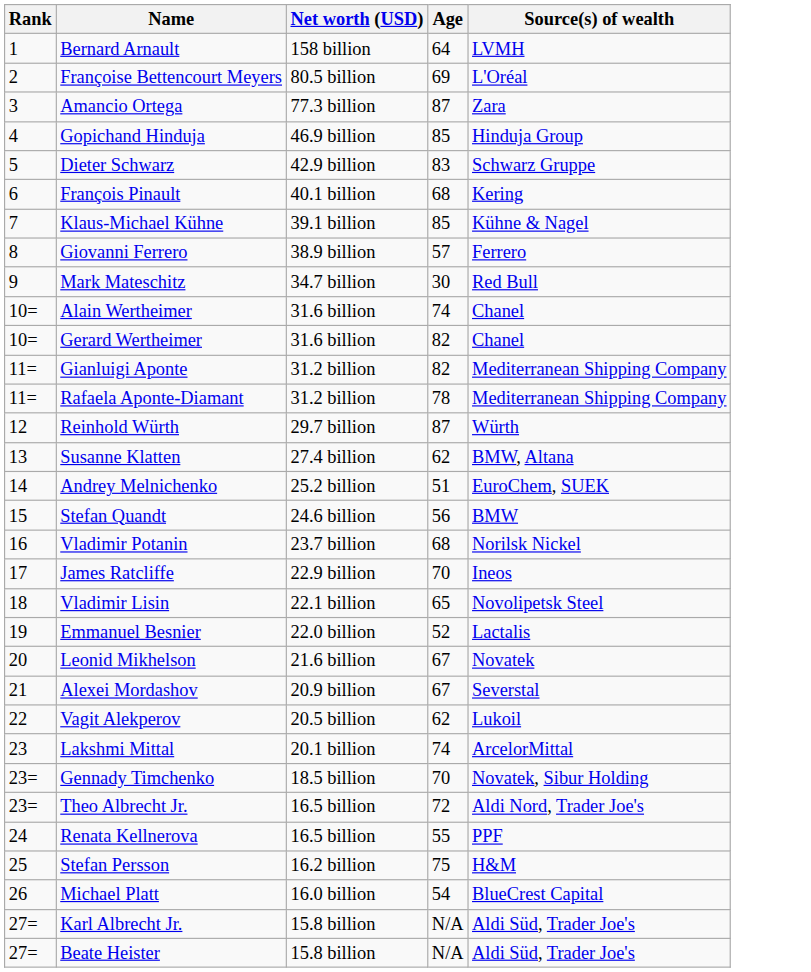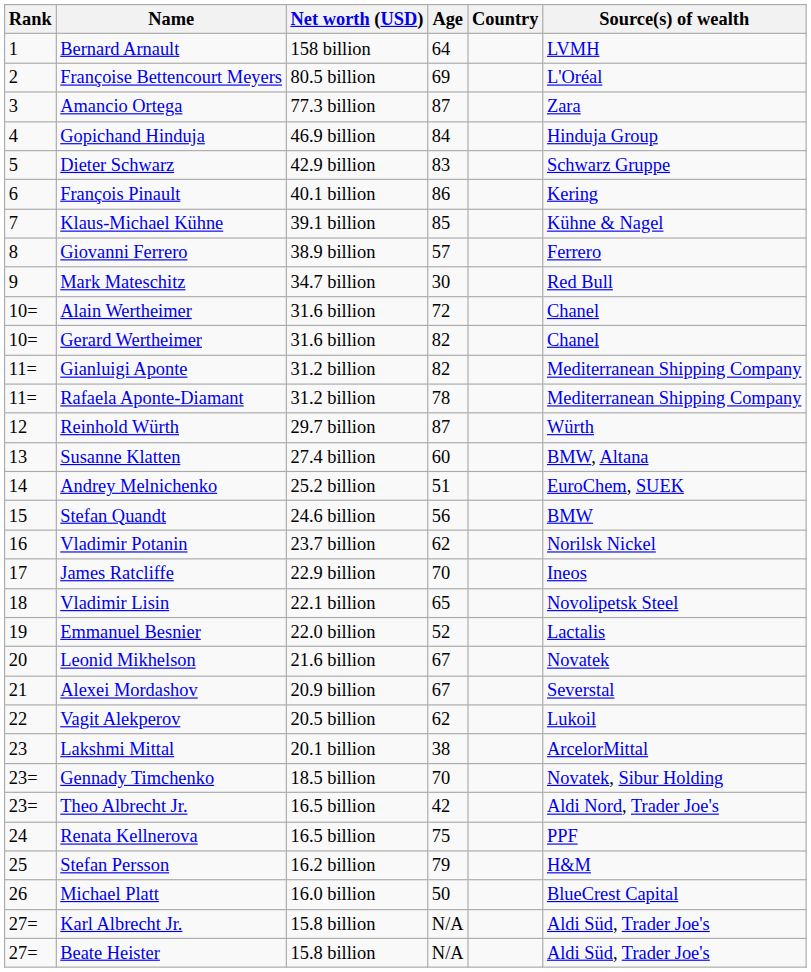+ column: (505, 19)
(441, 135) 85 -> (441, 135) 84
(441, 194) 68 -> (441, 194) 86
(441, 310) 74 -> (441, 310) 72
(441, 456) 62 -> (441, 456) 60
(441, 544) 68 -> (441, 544) 62
(441, 748) 74 -> (441, 748) 38
(441, 806) 72 -> (441, 806) 42
(441, 836) 55 -> (441, 836) 75
(441, 865) 75 -> (441, 865) 79
(441, 894) 54 -> (441, 894) 50
